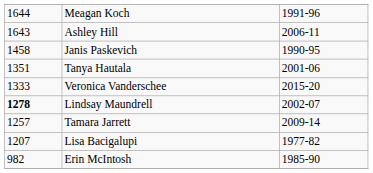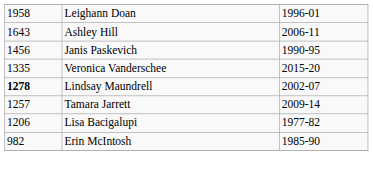+ row: (100, 13)
- row: (97, 13)
(19, 50) 1458 -> (19, 50) 1456
- row: (98, 68)
(19, 86) 1333 -> (19, 68) 1335
(19, 141) 1207 -> (19, 123) 1206
